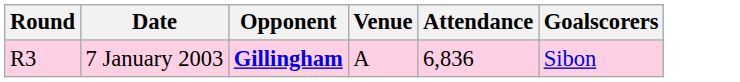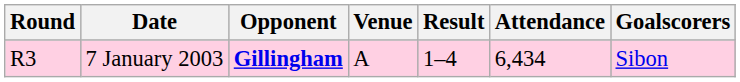+ column: (454, 22)
(448, 58) 6,836 -> (520, 58) 6,434
